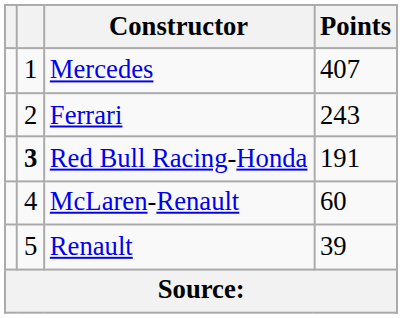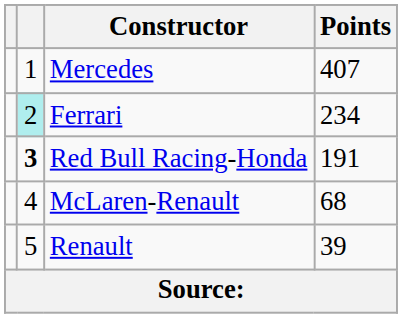(31, 114) no background -> (31, 114) paleturquoise background
(340, 114) 243 -> (340, 114) 234
(333, 201) 60 -> (333, 201) 68
